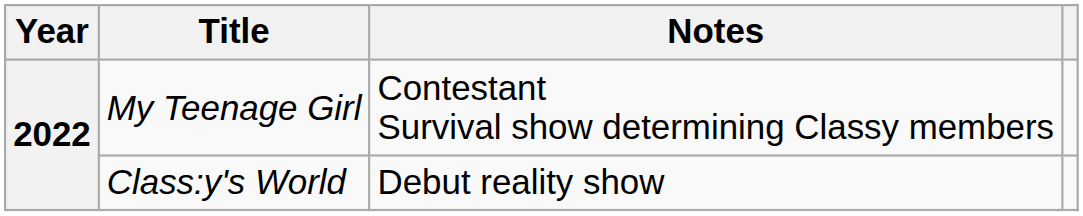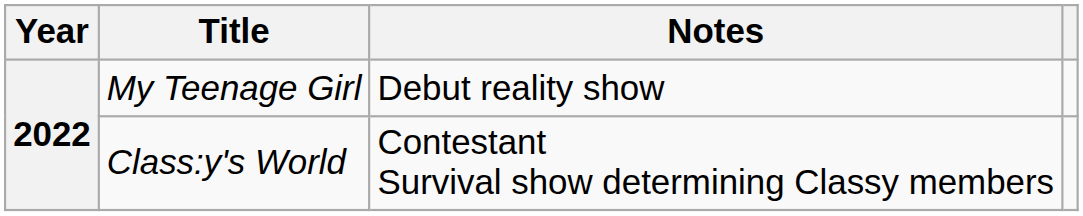(716, 107) Contestant Survival show determining Classy members -> (521, 87) Debut reality show
(521, 182) Debut reality show -> (716, 162) Contestant Survival show determining Classy members
